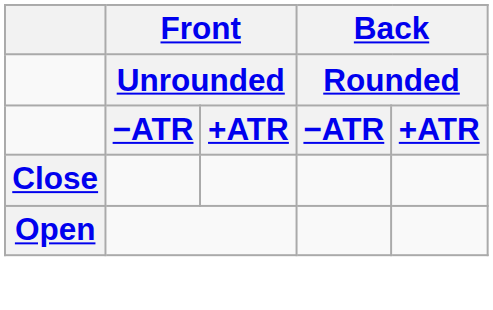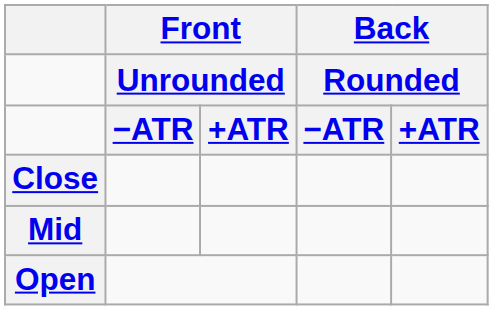+ row: (55, 229)
